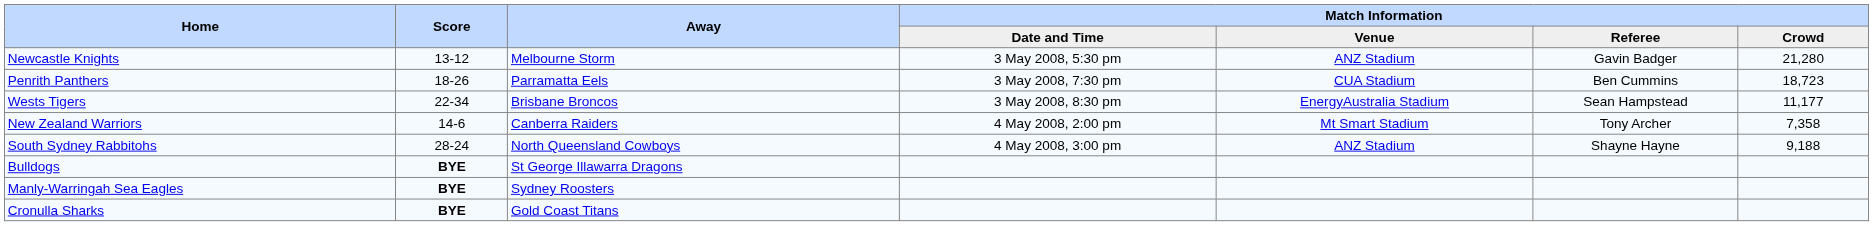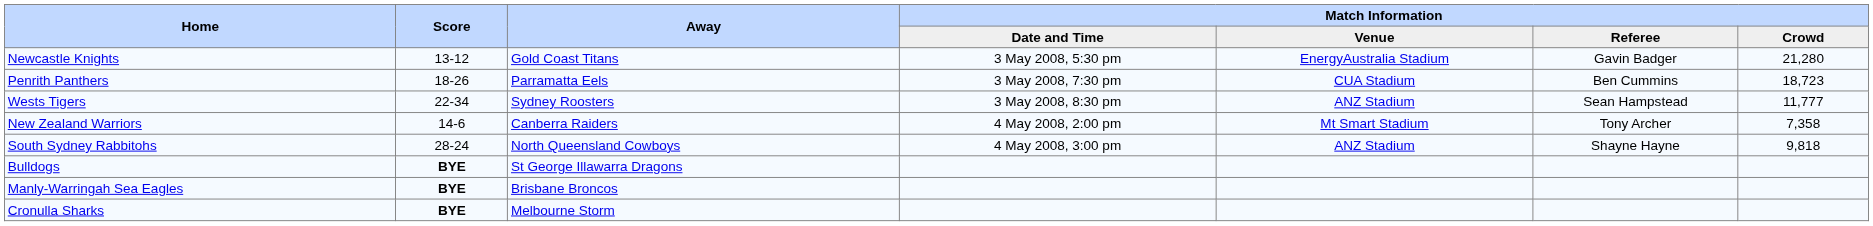(563, 59) Melbourne Storm -> (565, 59) Gold Coast Titans
(1374, 59) ANZ Stadium -> (1374, 59) EnergyAustralia Stadium
(564, 102) Brisbane Broncos -> (563, 102) Sydney Roosters
(1374, 102) EnergyAustralia Stadium -> (1374, 102) ANZ Stadium
(1803, 102) 11,177 -> (1803, 102) 11,777
(1803, 145) 9,188 -> (1803, 145) 9,818
(563, 188) Sydney Roosters -> (564, 188) Brisbane Broncos
(565, 210) Gold Coast Titans -> (563, 210) Melbourne Storm
